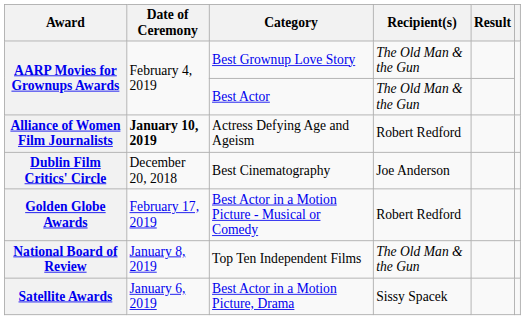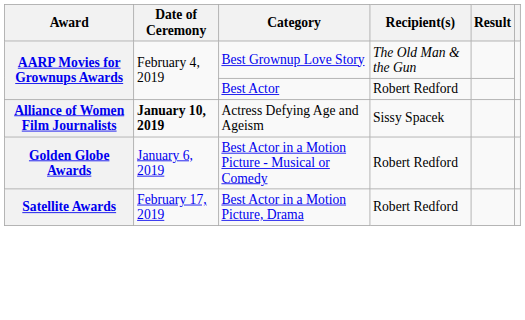(419, 96) The Old Man & the Gun -> (415, 89) Robert Redford
(419, 133) Robert Redford -> (409, 118) Sissy Spacek
- row: (271, 170)
(164, 214) February 17, 2019 -> (165, 162) January 6, 2019
- row: (287, 259)
(157, 296) January 6, 2019 -> (172, 207) February 17, 2019
(412, 296) Sissy Spacek -> (415, 207) Robert Redford
